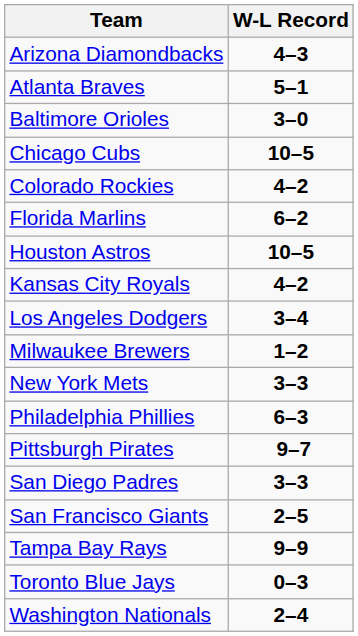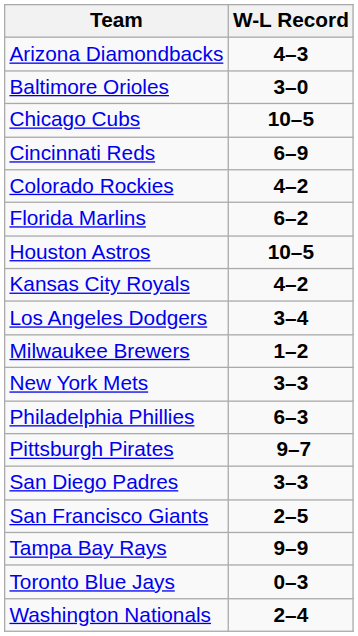- row: (77, 86)
+ row: (82, 152)
